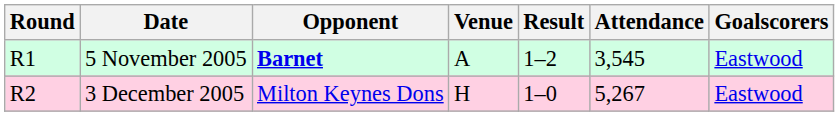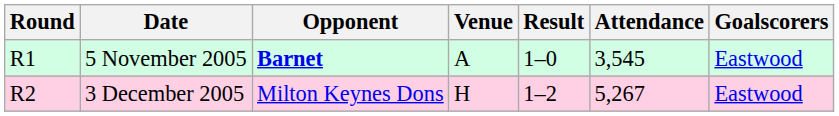(540, 57) 1–2 -> (540, 57) 1–0
(540, 93) 1–0 -> (540, 93) 1–2
